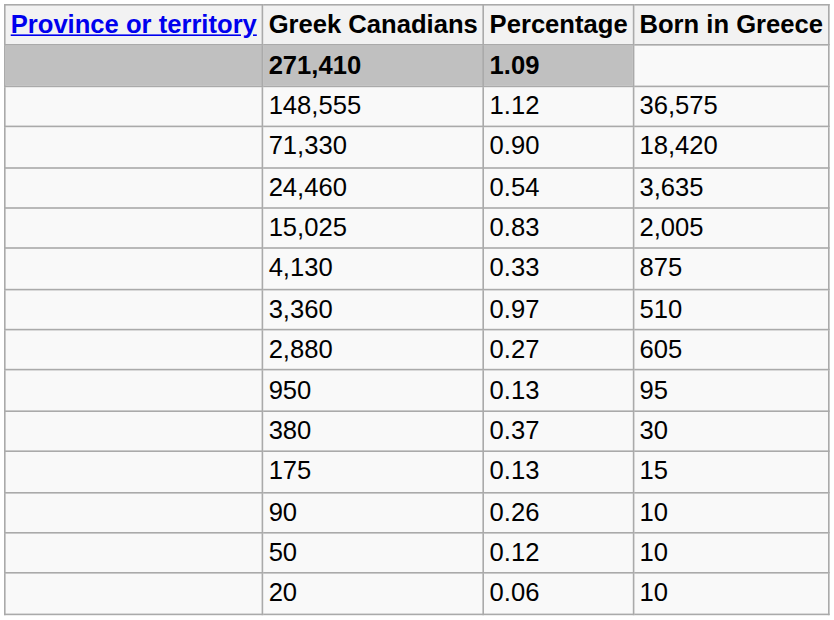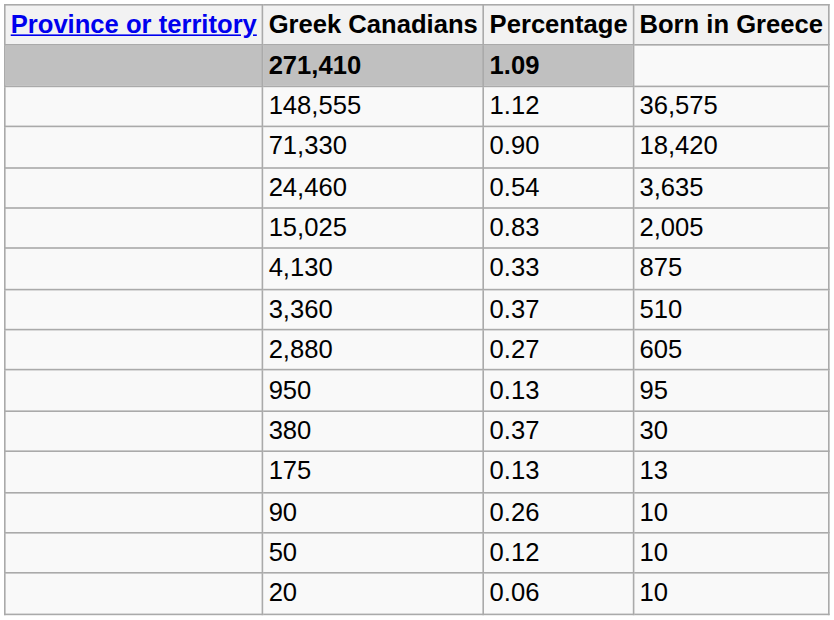(515, 308) 0.97 -> (515, 308) 0.37
(654, 471) 15 -> (654, 471) 13
